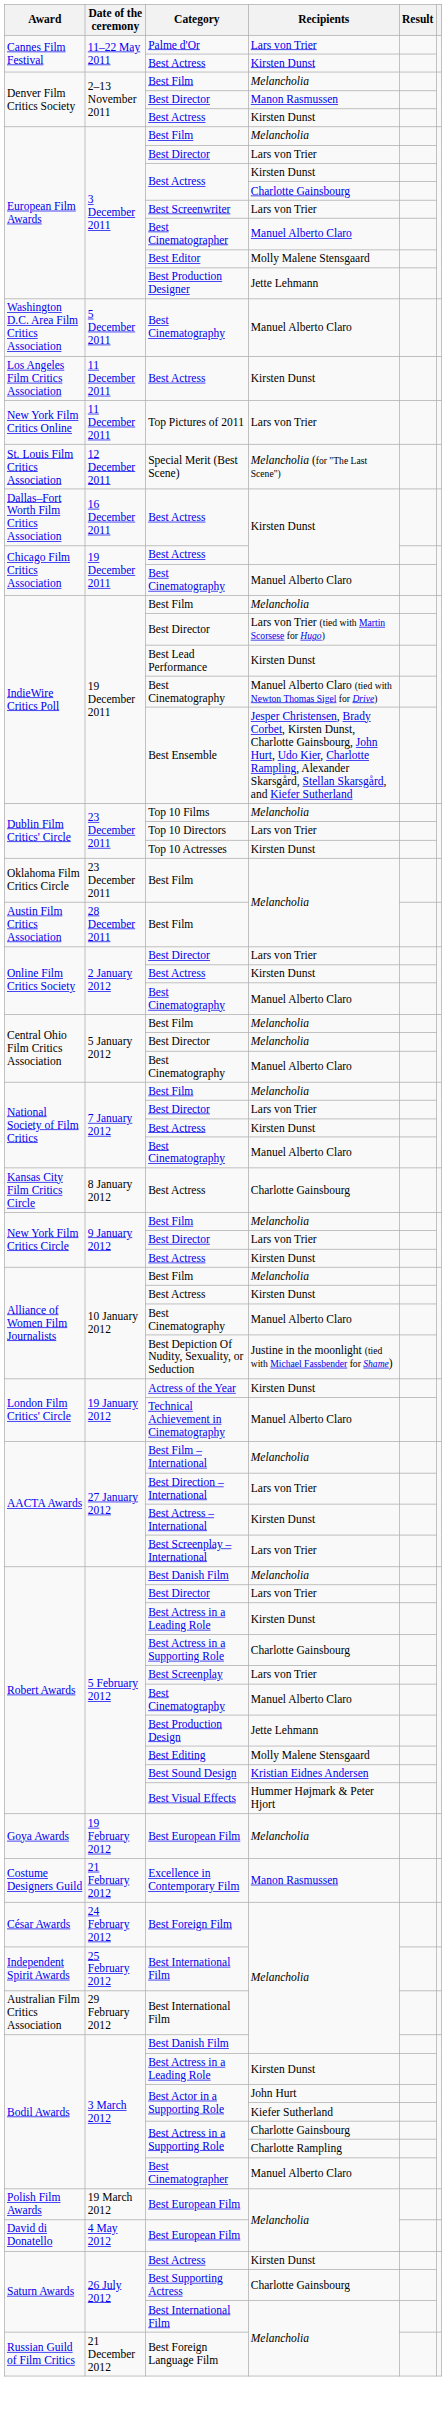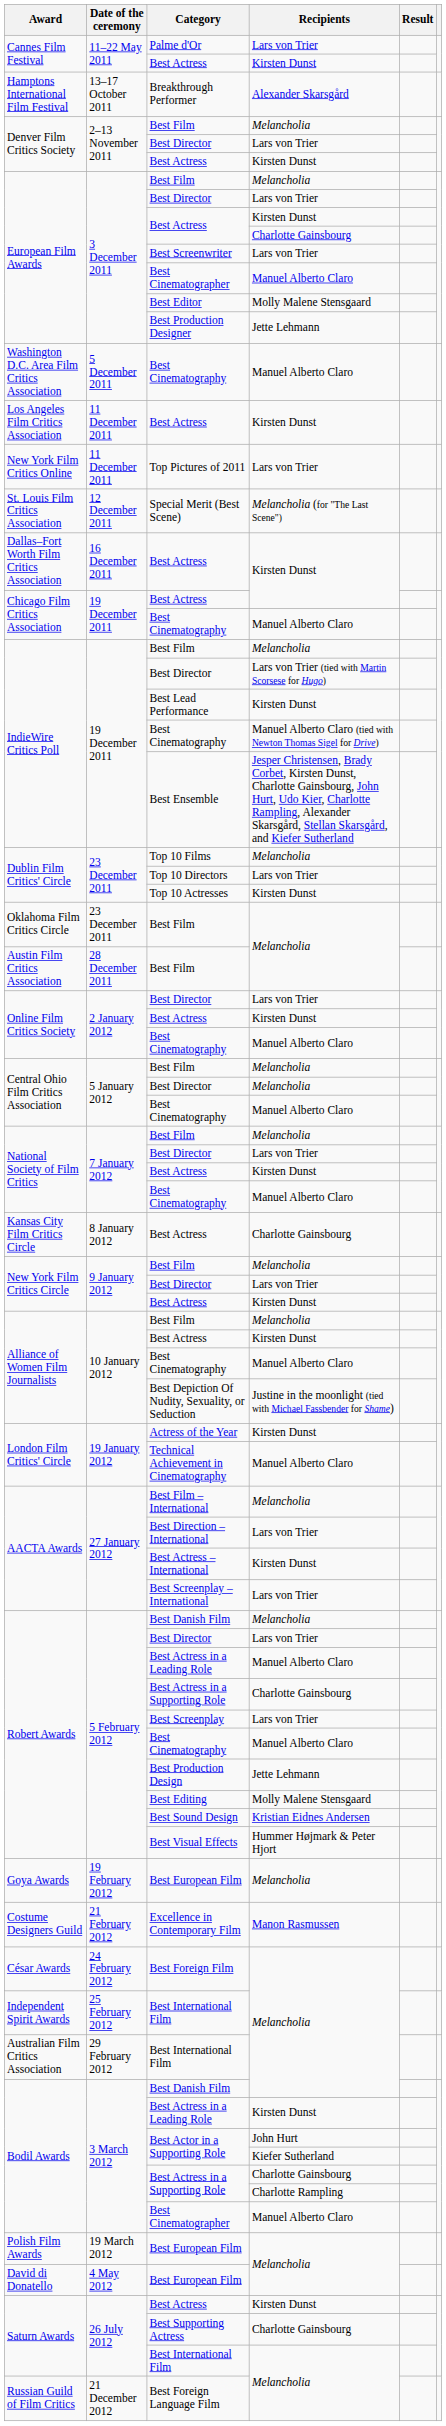+ row: (38, 94)
(294, 99) Manon Rasmussen -> (285, 143) Lars von Trier
(283, 1618) Kirsten Dunst -> (302, 1662) Manuel Alberto Claro
